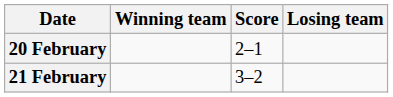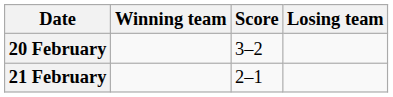(249, 48) 2–1 -> (249, 48) 3–2
(249, 77) 3–2 -> (249, 77) 2–1
